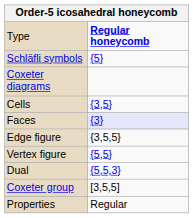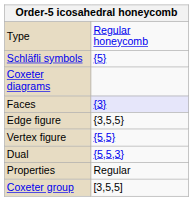(120, 36) bold -> (121, 36) normal
- row: (19, 104)
rows swapped: (40, 187) <-> (31, 204)
